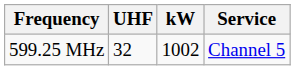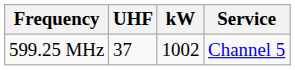(123, 49) 32 -> (123, 49) 37
